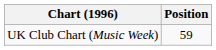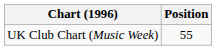(186, 34) 59 -> (186, 34) 55
